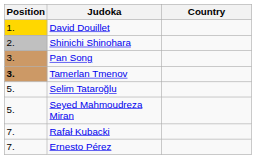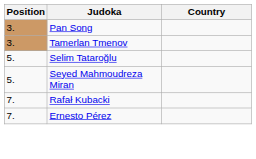- row: (80, 27)
- row: (90, 43)
(11, 74) bold -> (11, 43) normal
